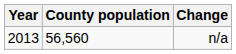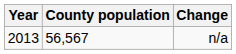(67, 37) 56,560 -> (67, 37) 56,567
